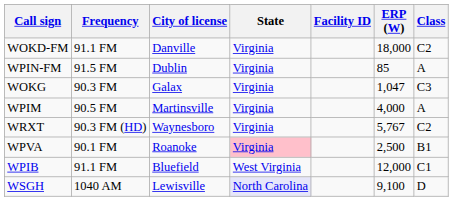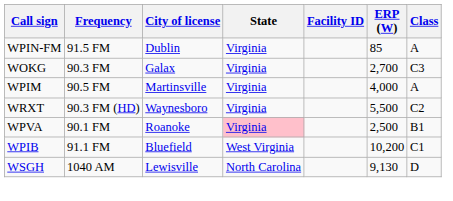- row: (38, 48)
(391, 87) 1,047 -> (384, 68) 2,700
(391, 127) 5,767 -> (384, 107) 5,500
(394, 166) 12,000 -> (387, 147) 10,200
(270, 186) lavender background -> (264, 166) no background
(391, 186) 9,100 -> (384, 166) 9,130
